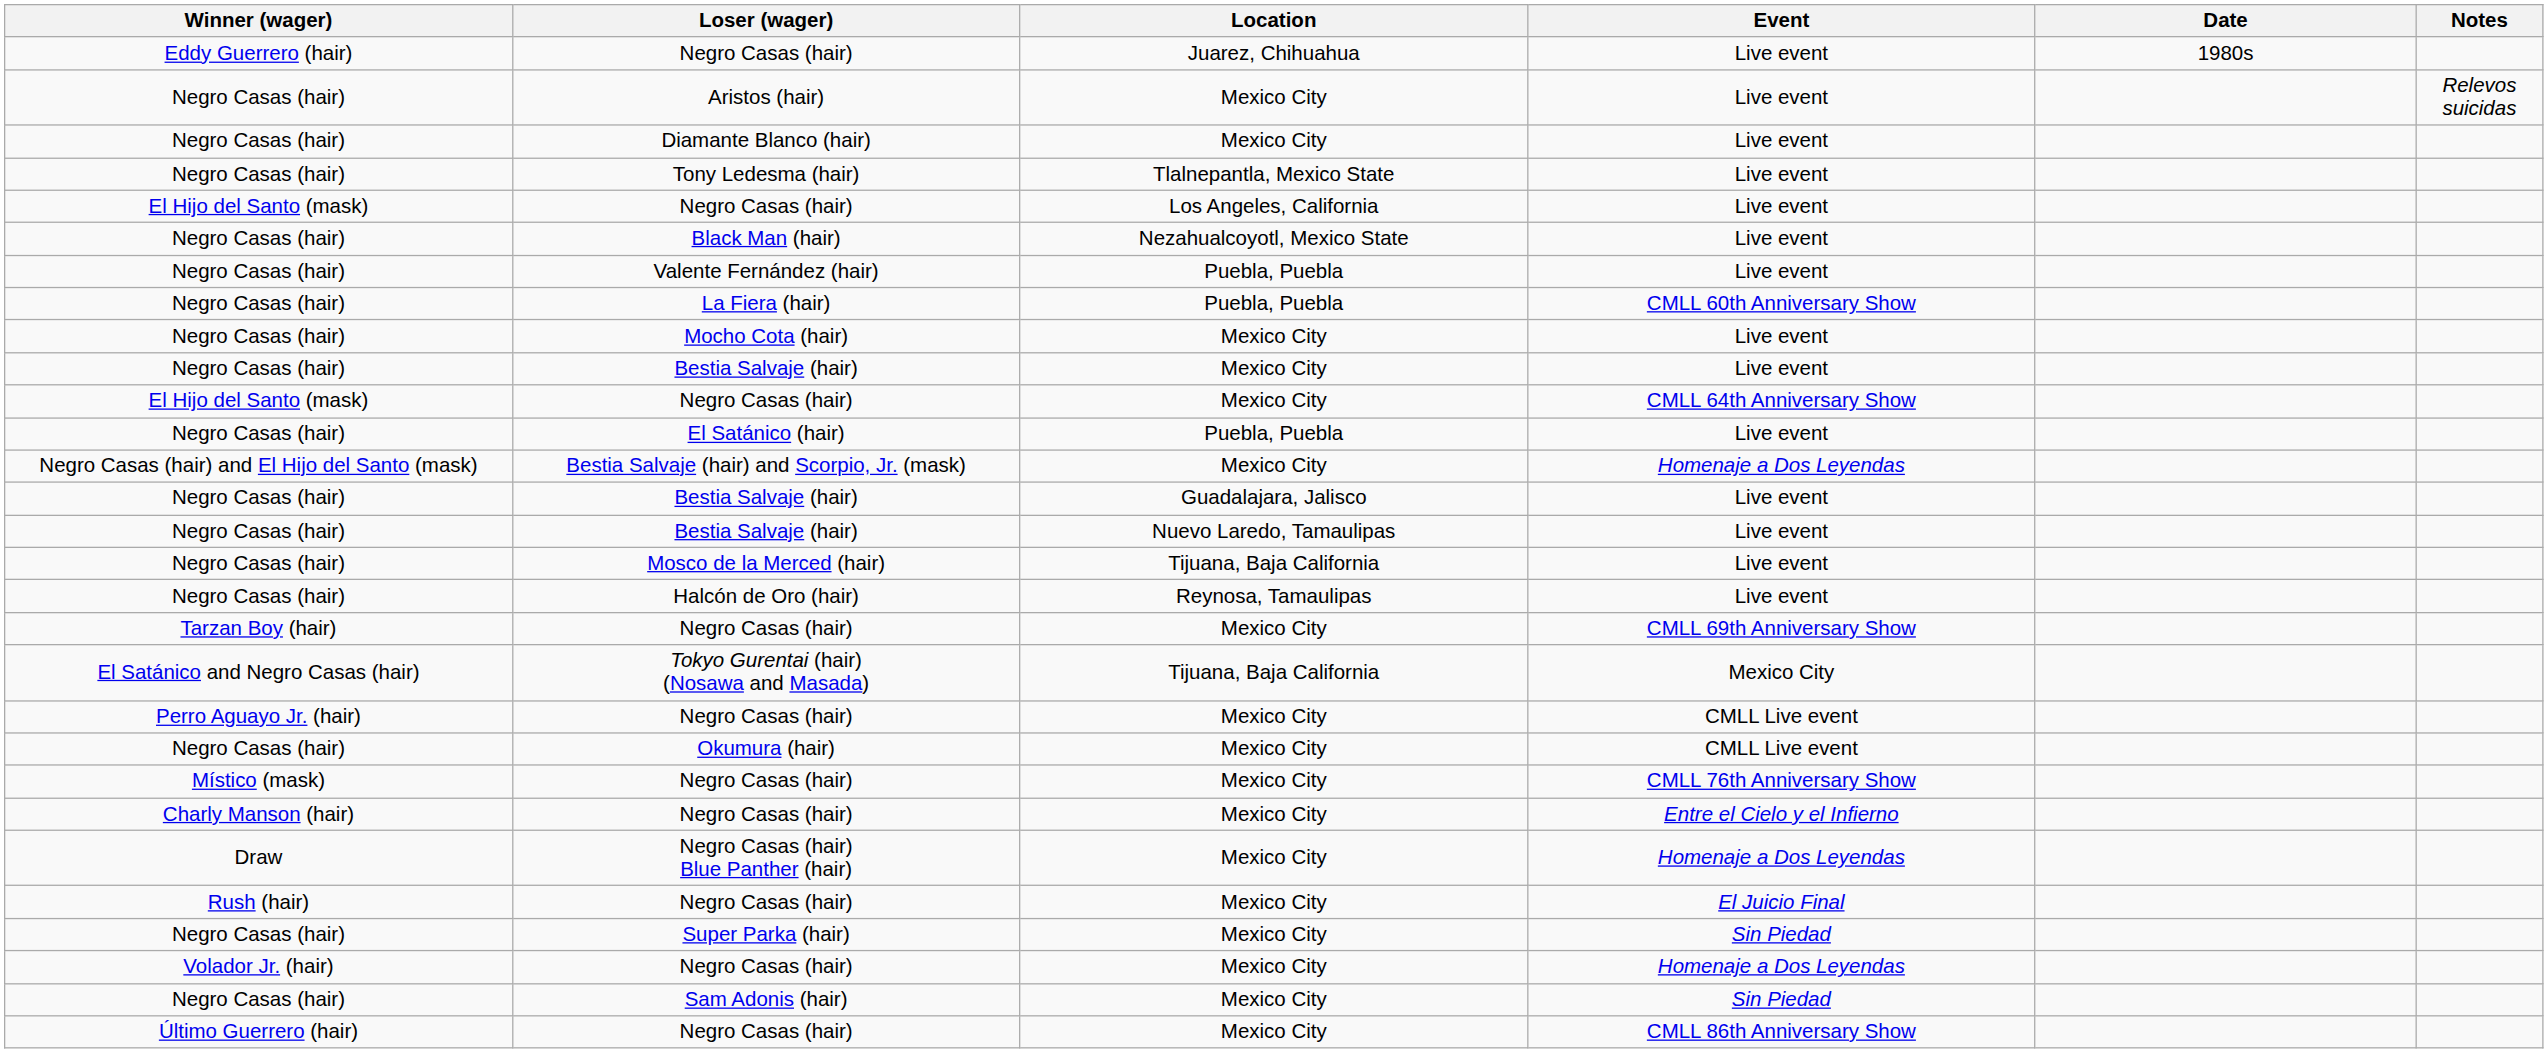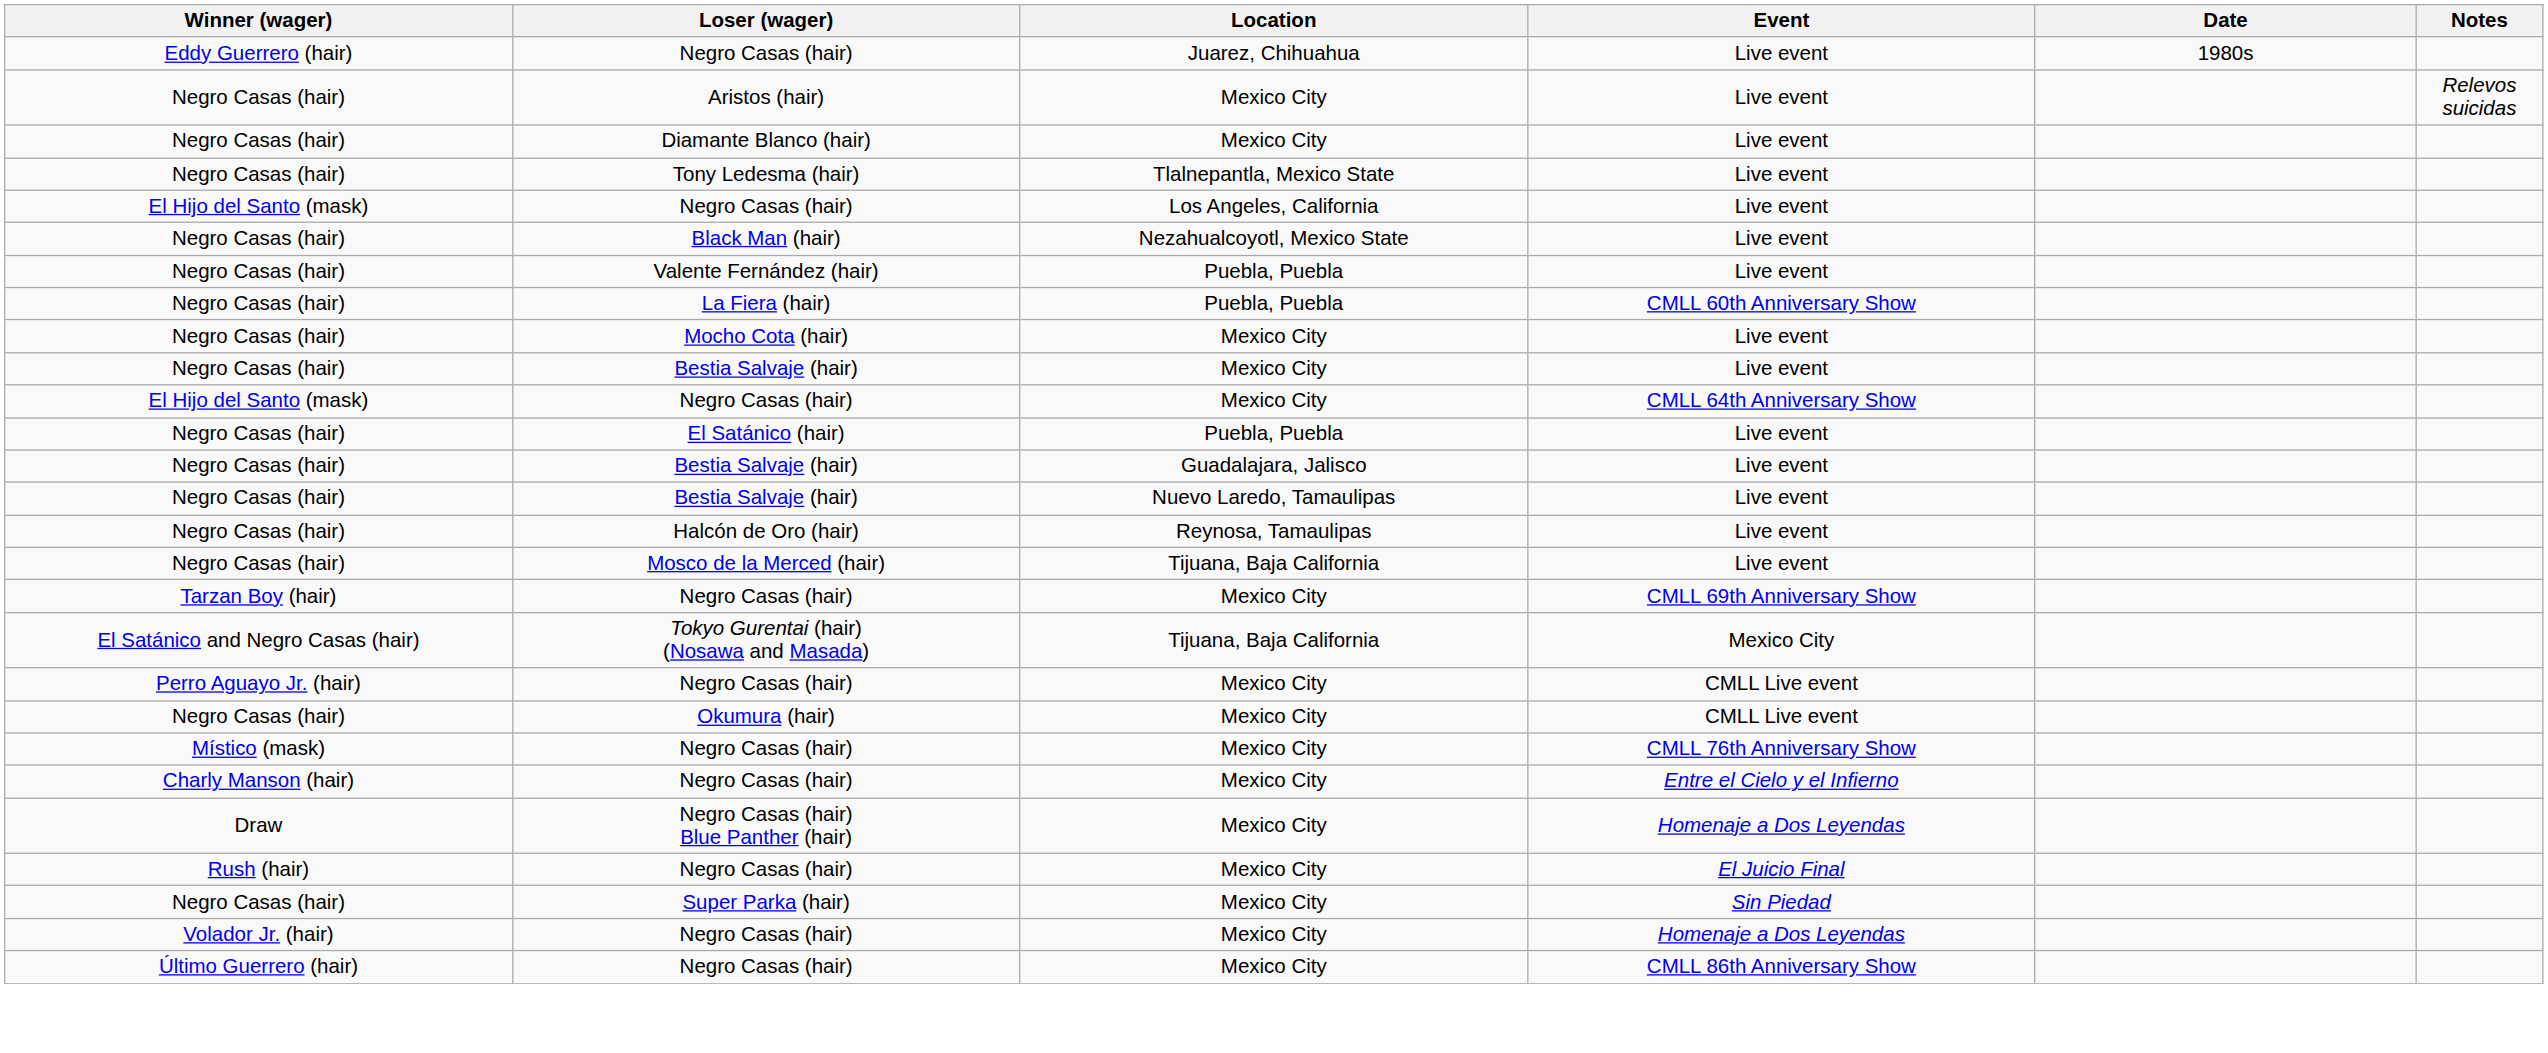- row: (258, 466)
rows swapped: (258, 595) <-> (258, 563)
- row: (258, 999)
